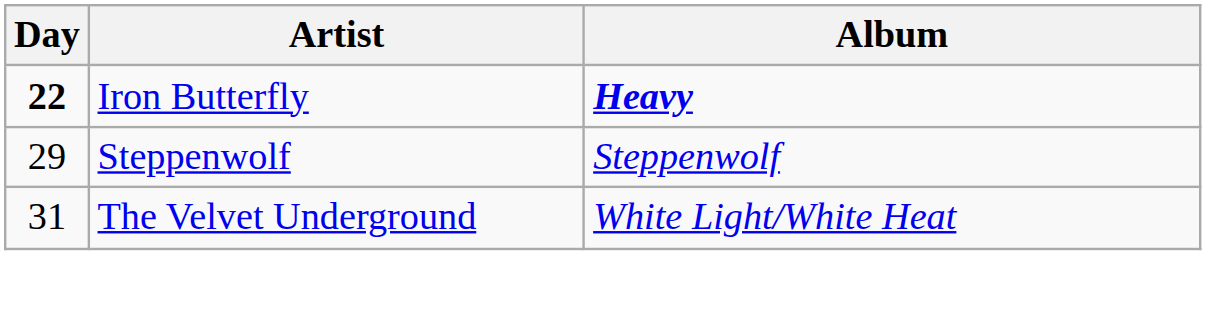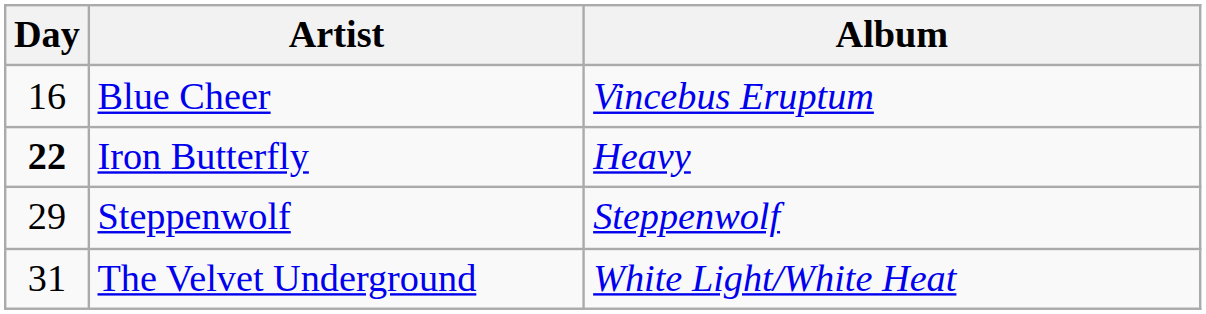+ row: (184, 95)
(643, 95) bold -> (642, 156) normal
